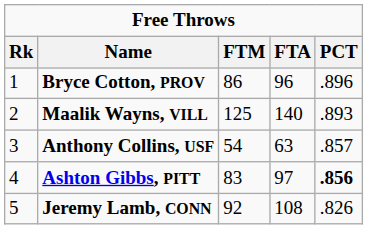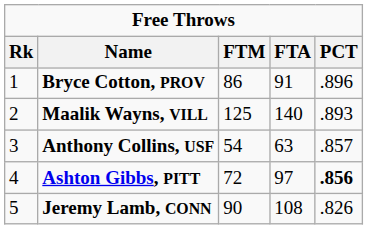(284, 83) 96 -> (284, 83) 91
(233, 177) 83 -> (233, 177) 72
(233, 208) 92 -> (233, 208) 90
